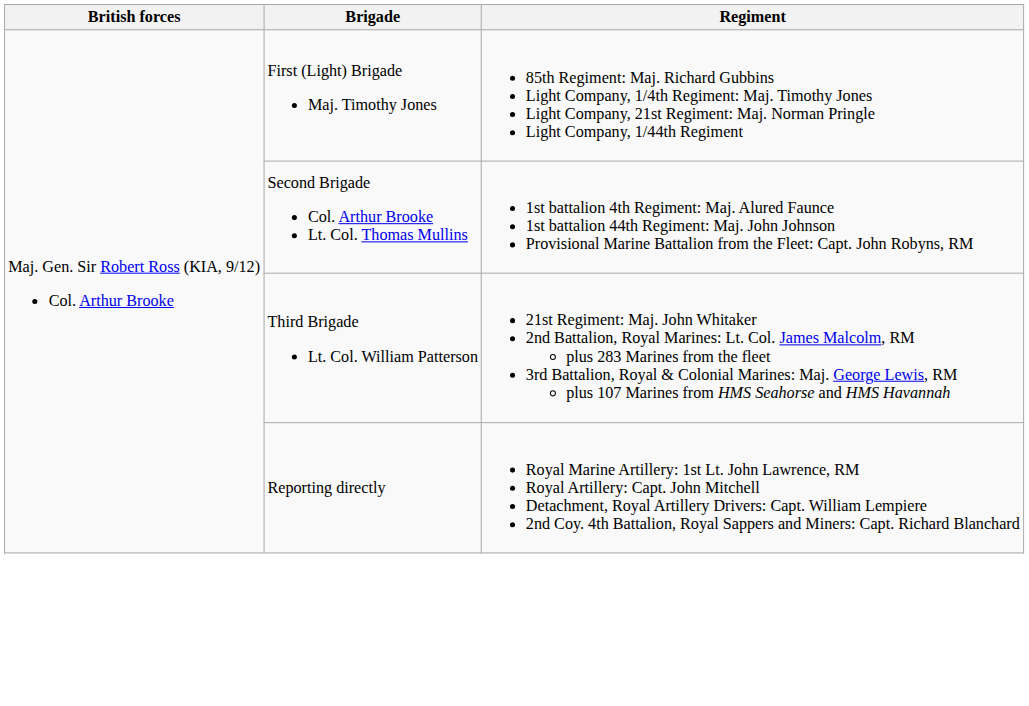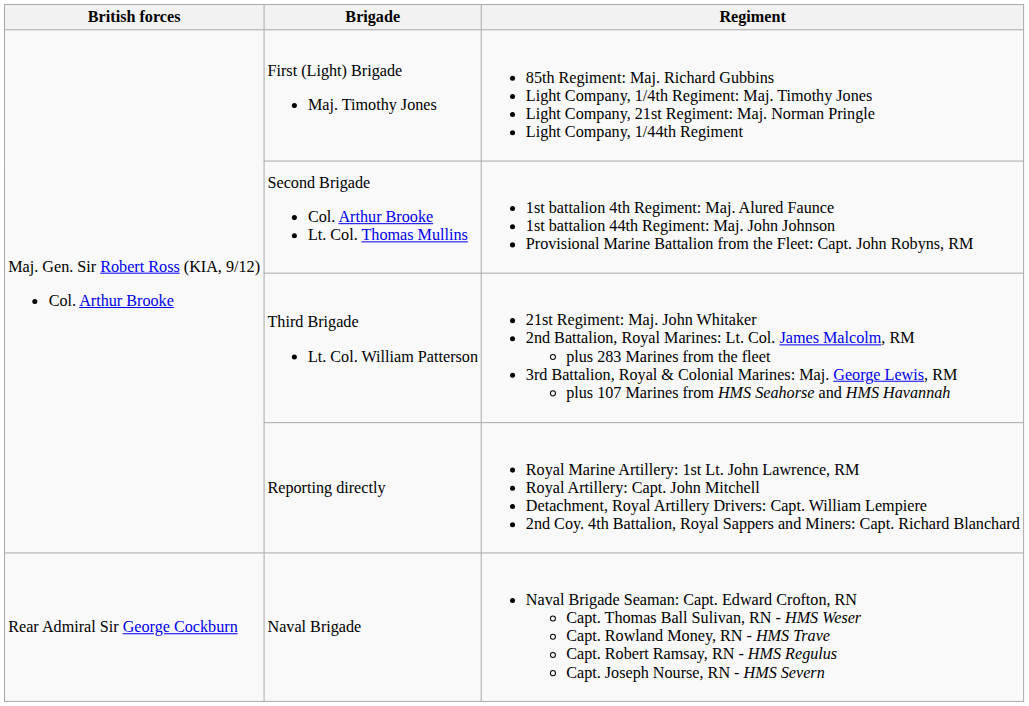+ row: (314, 627)
